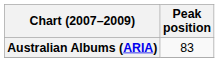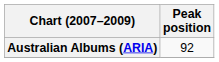(187, 47) 83 -> (187, 47) 92
